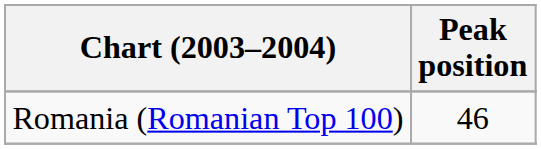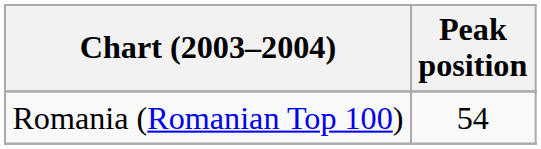(473, 117) 46 -> (473, 117) 54
